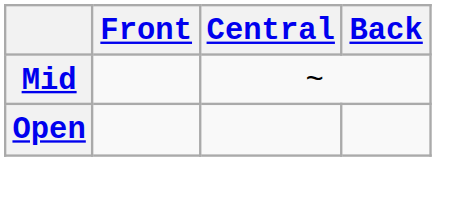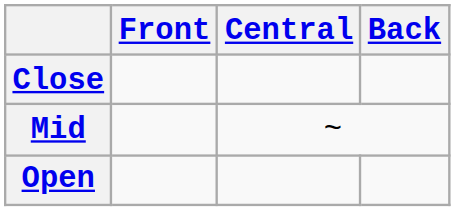+ row: (58, 80)
